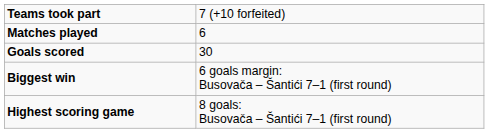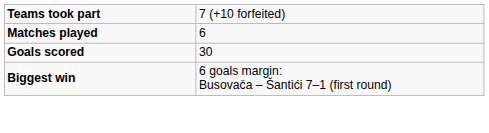- row: (71, 111)
